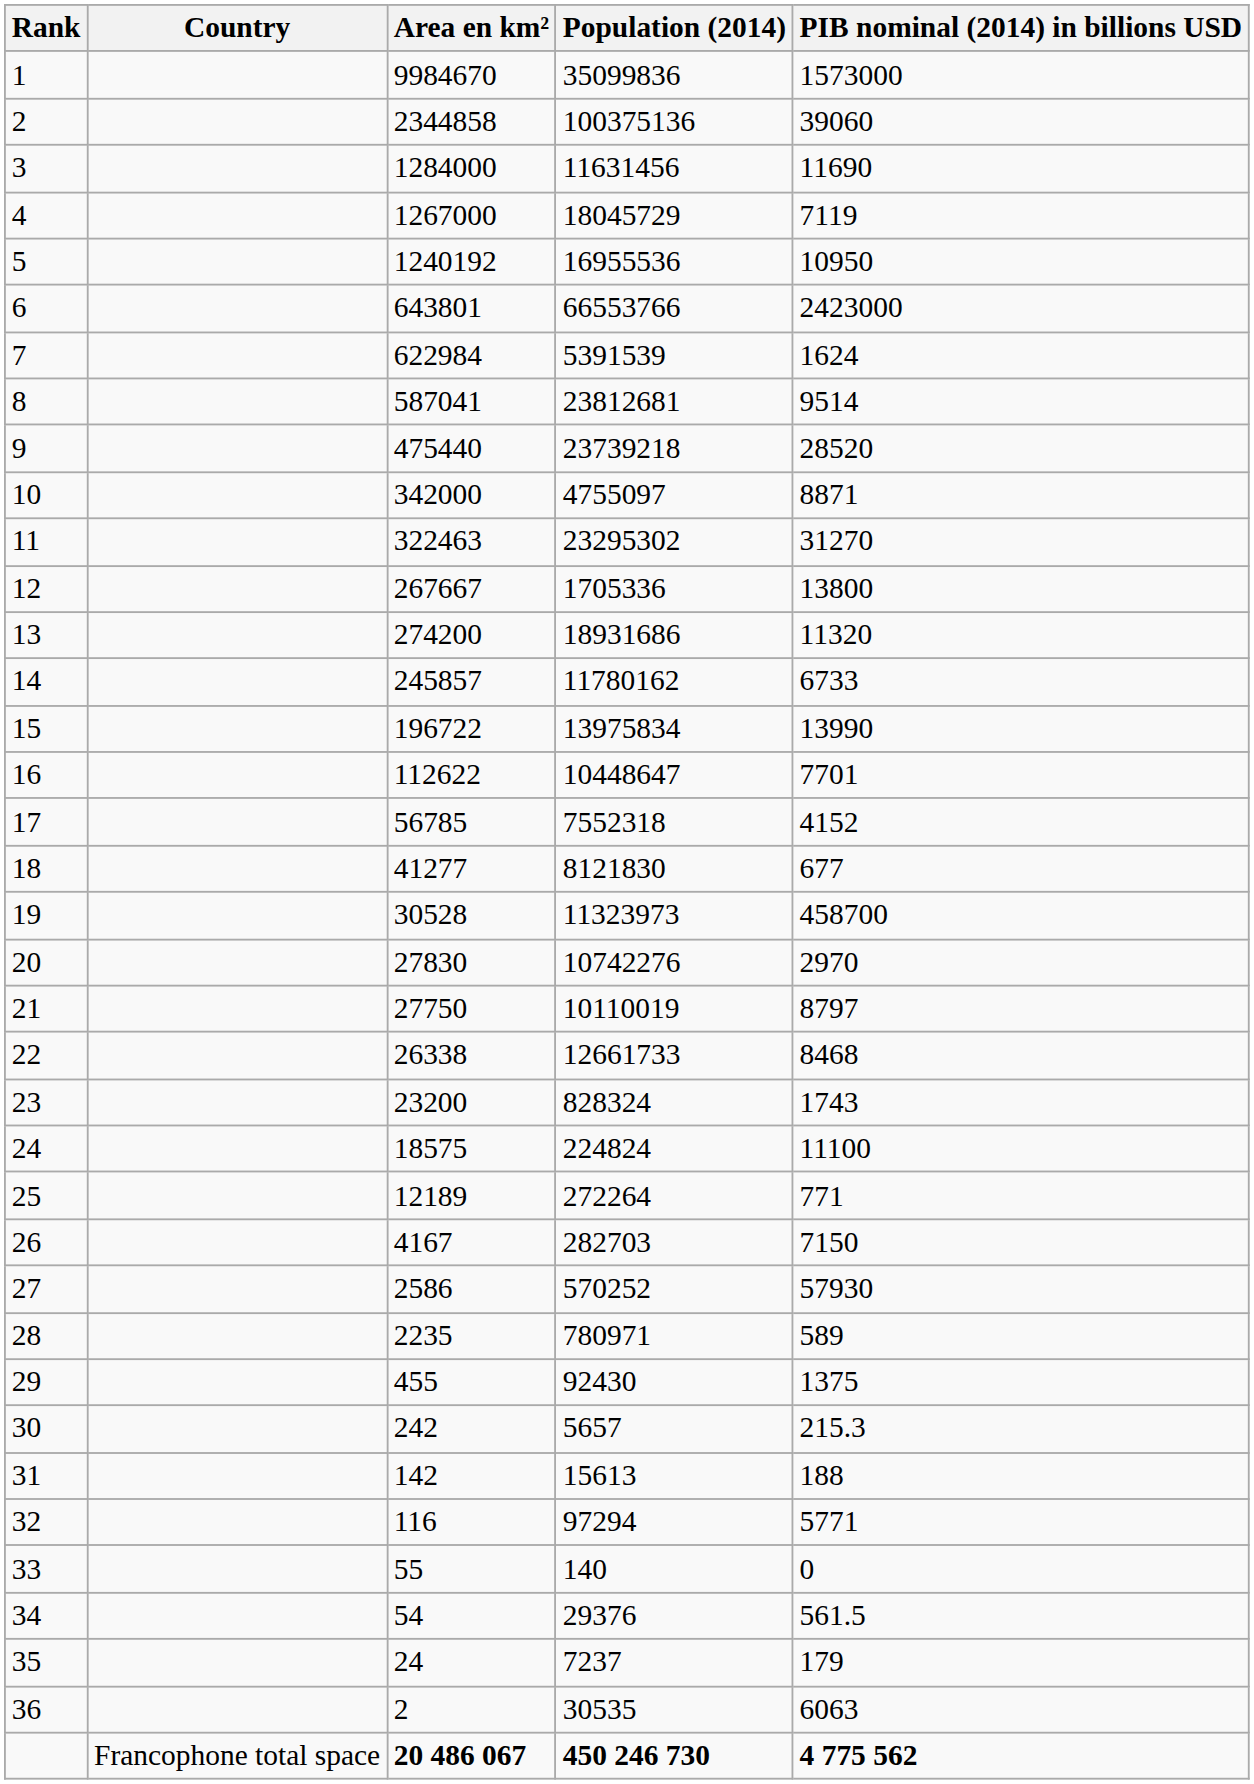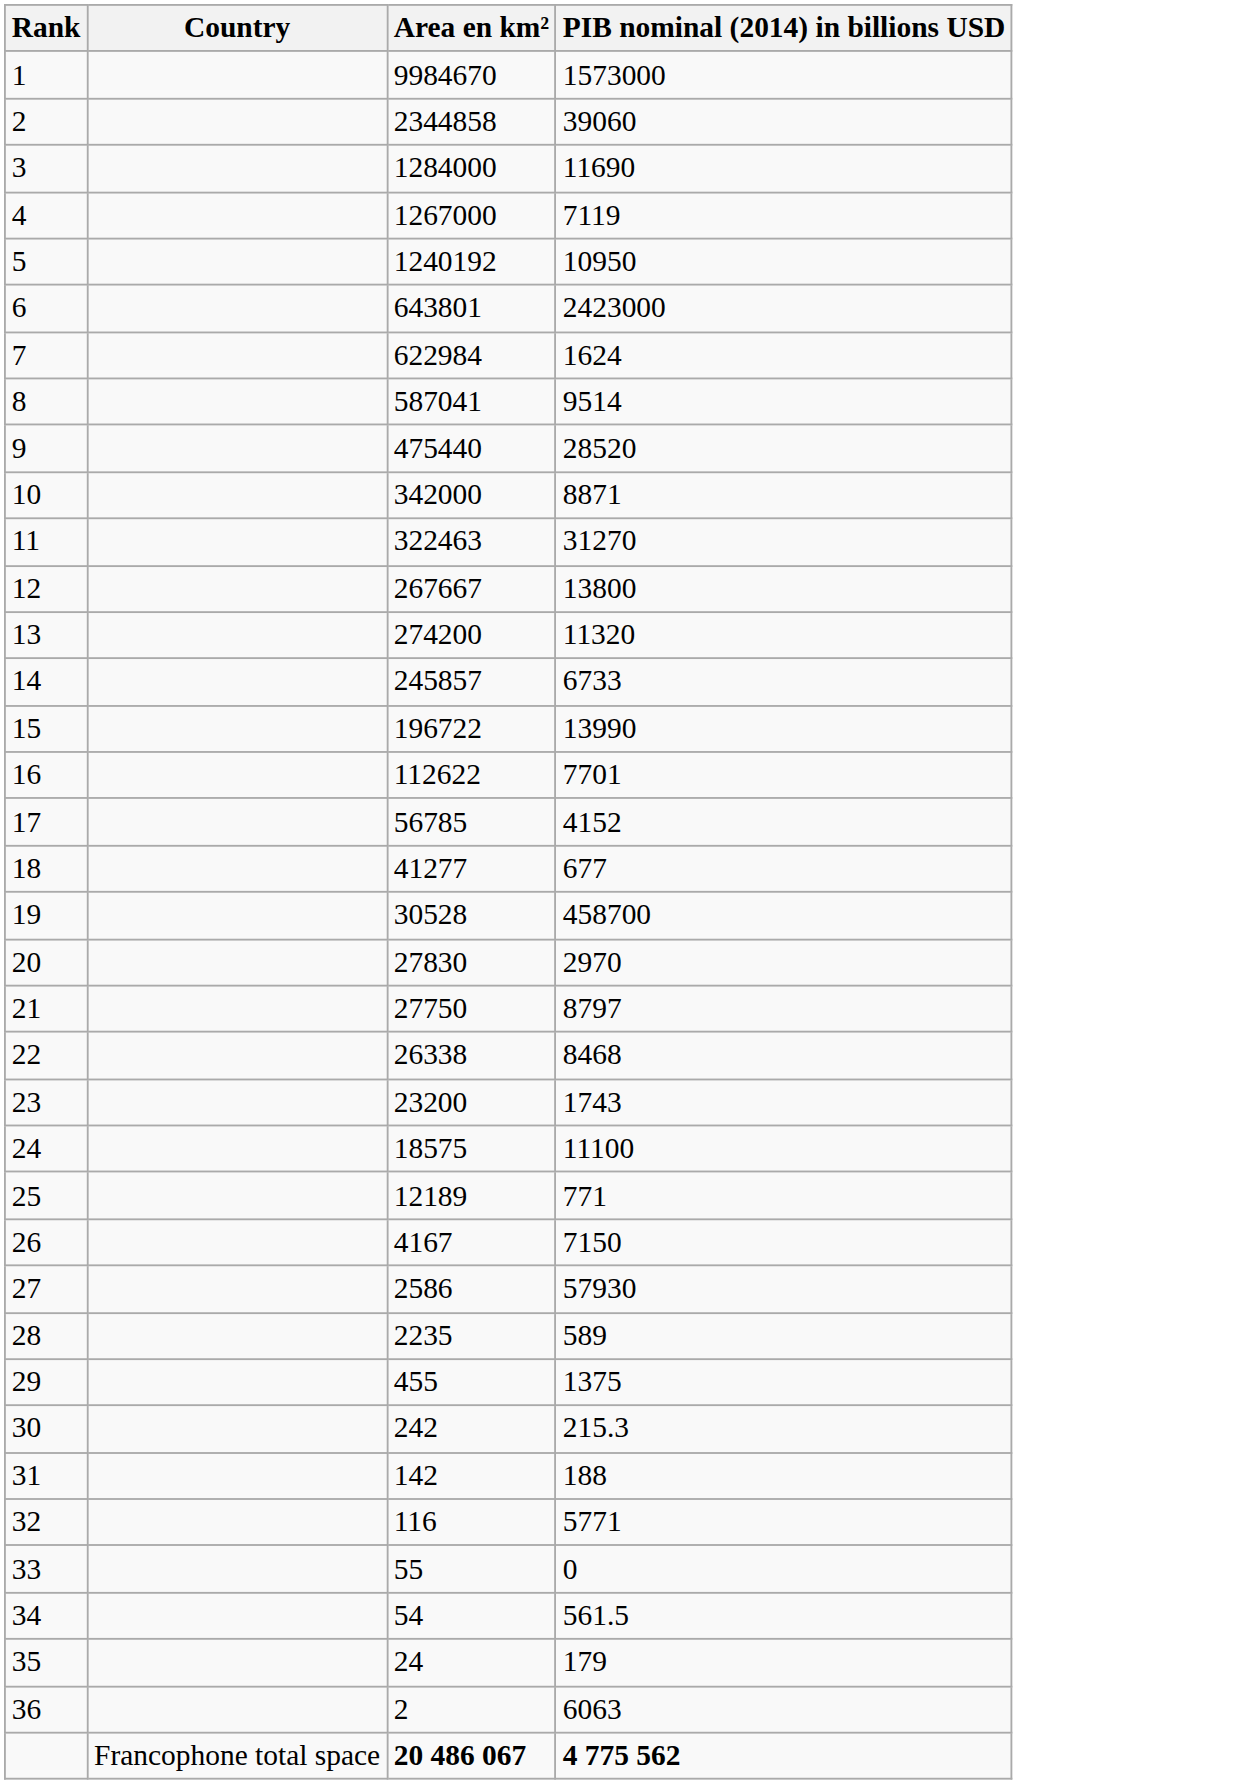- column: (674, 27)
